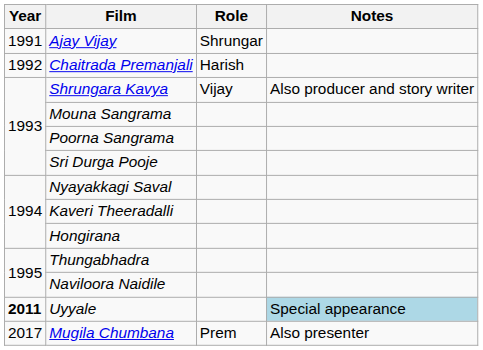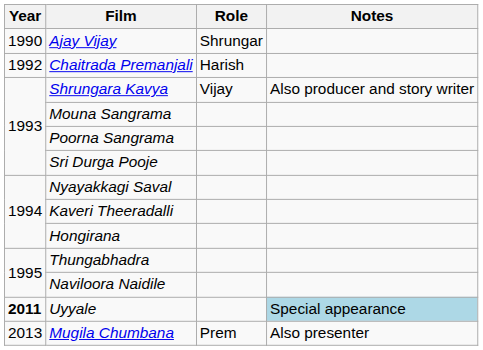(25, 41) 1991 -> (25, 41) 1990
(25, 333) 2017 -> (25, 333) 2013
